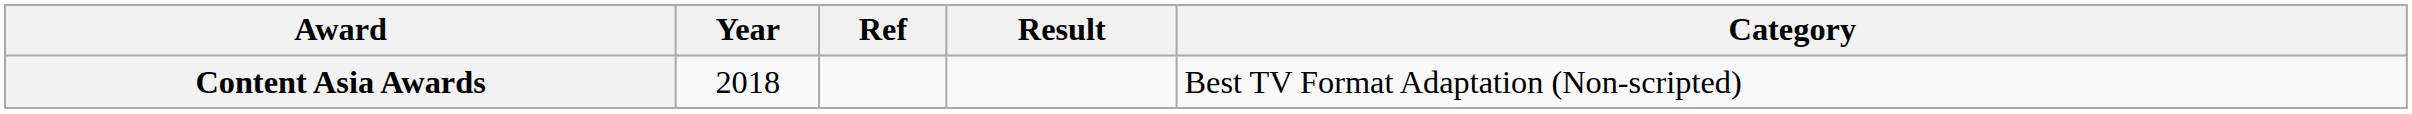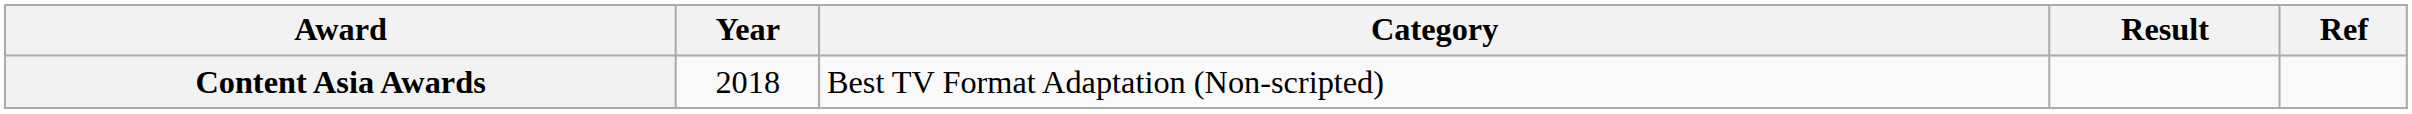columns swapped: (1792, 30) <-> (883, 30)
